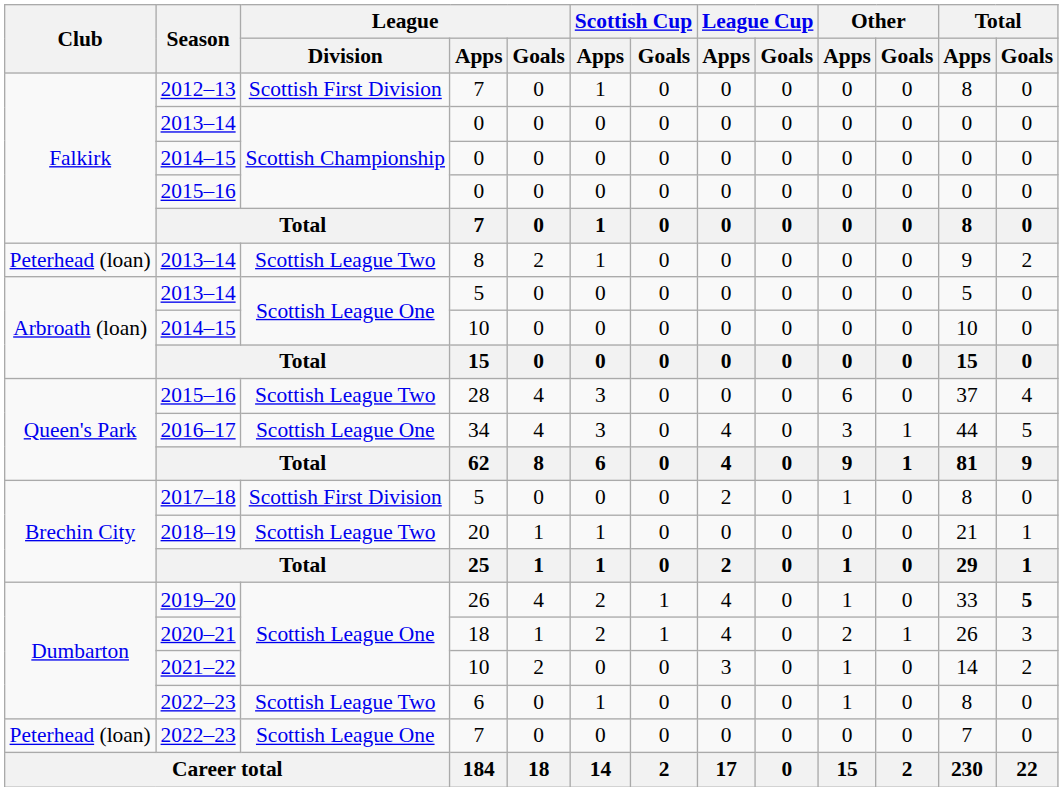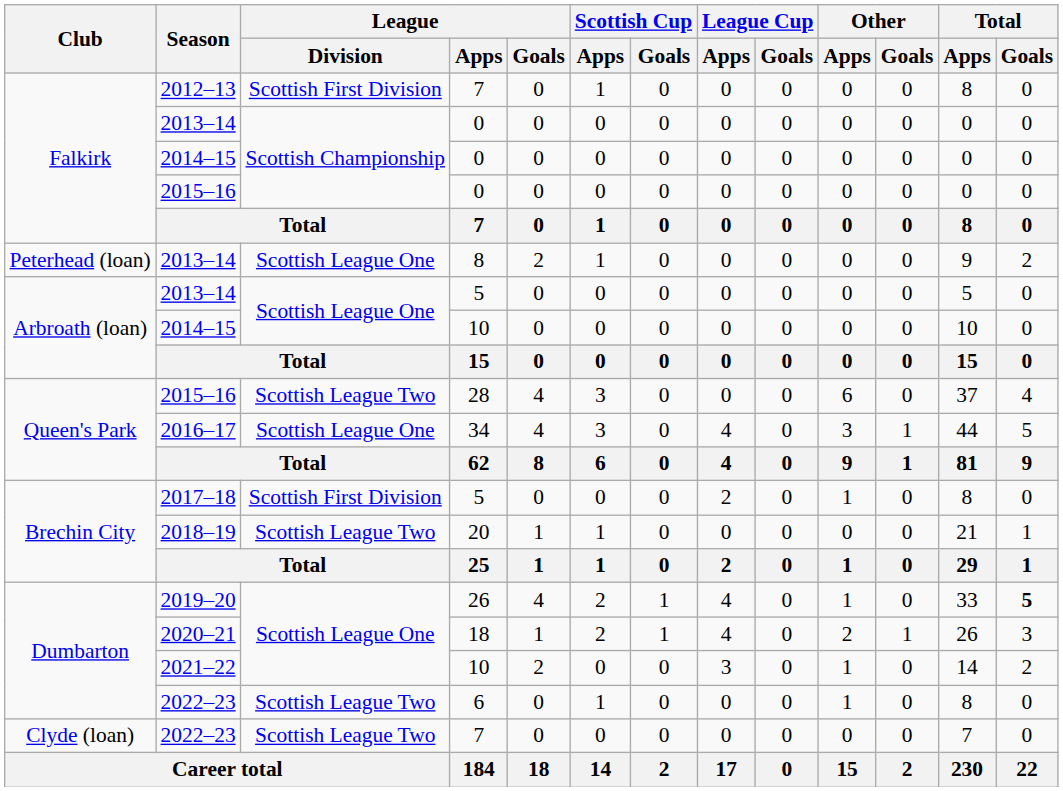(345, 259) Scottish League Two -> (345, 259) Scottish League One
(80, 735) Peterhead (loan) -> (80, 735) Clyde (loan)
(345, 735) Scottish League One -> (345, 735) Scottish League Two
